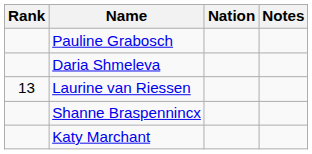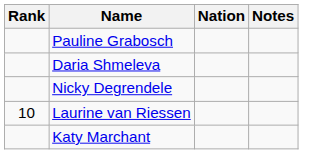+ row: (112, 88)
(27, 88) 13 -> (27, 112) 10
- row: (127, 112)
